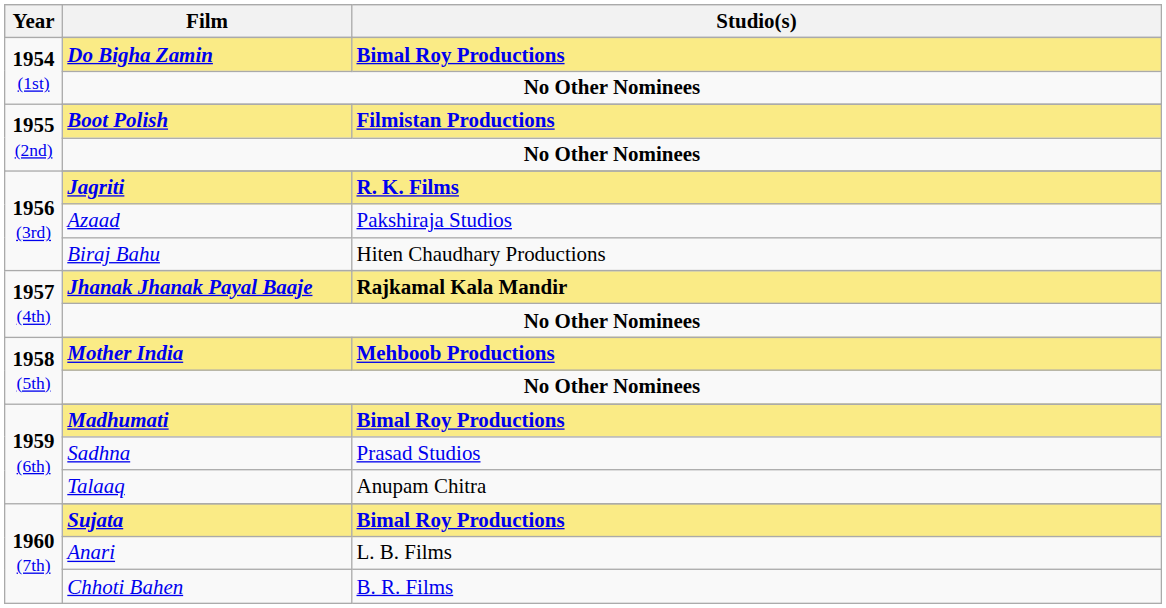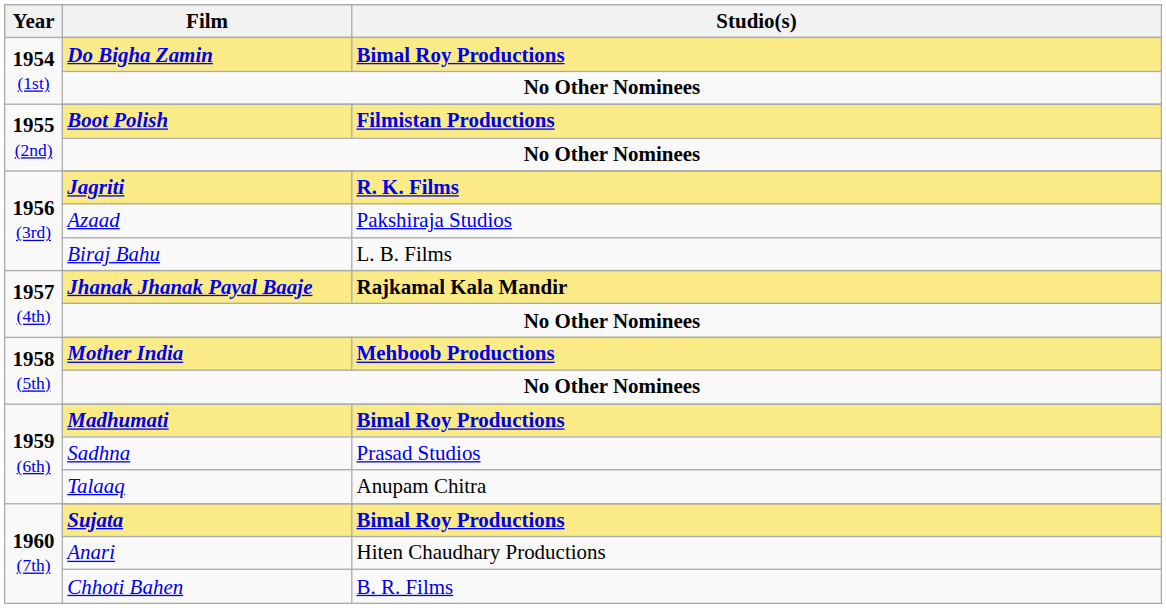(481, 253) Hiten Chaudhary Productions -> (404, 253) L. B. Films
(404, 552) L. B. Films -> (481, 552) Hiten Chaudhary Productions
